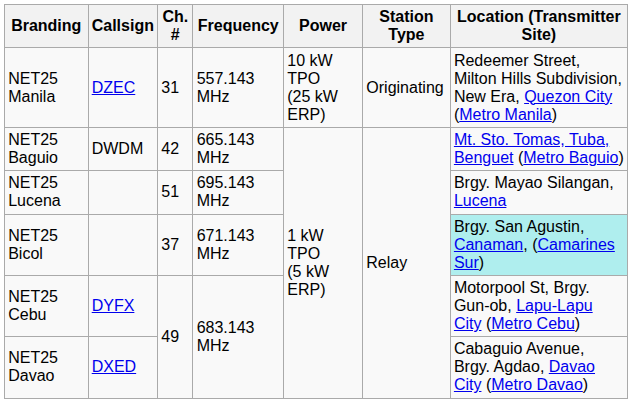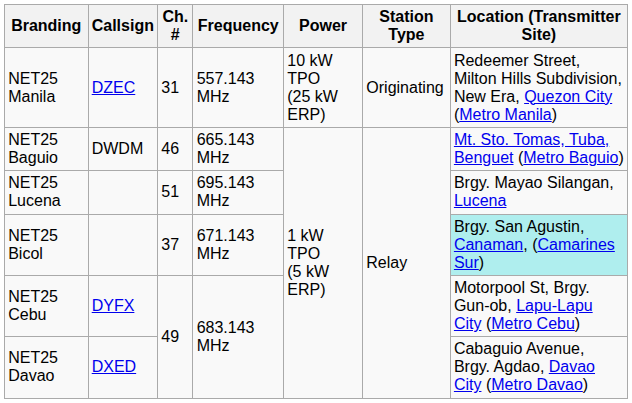(170, 148) 42 -> (170, 148) 46
